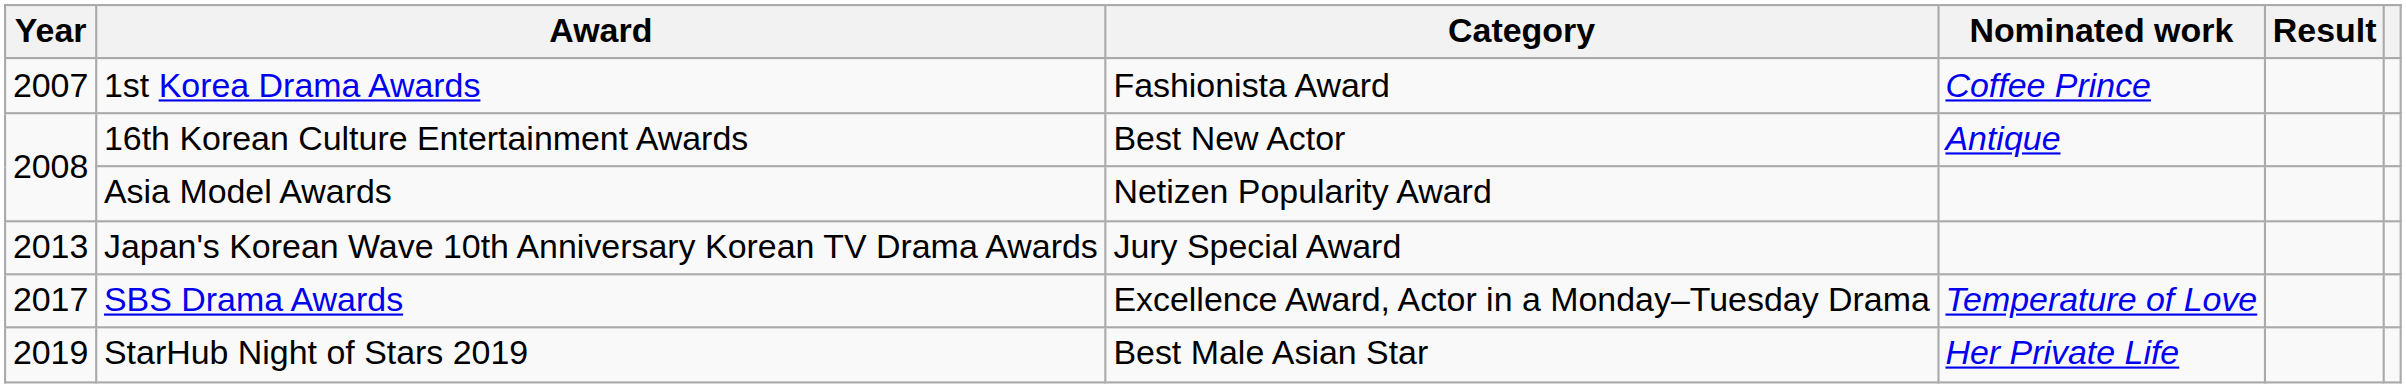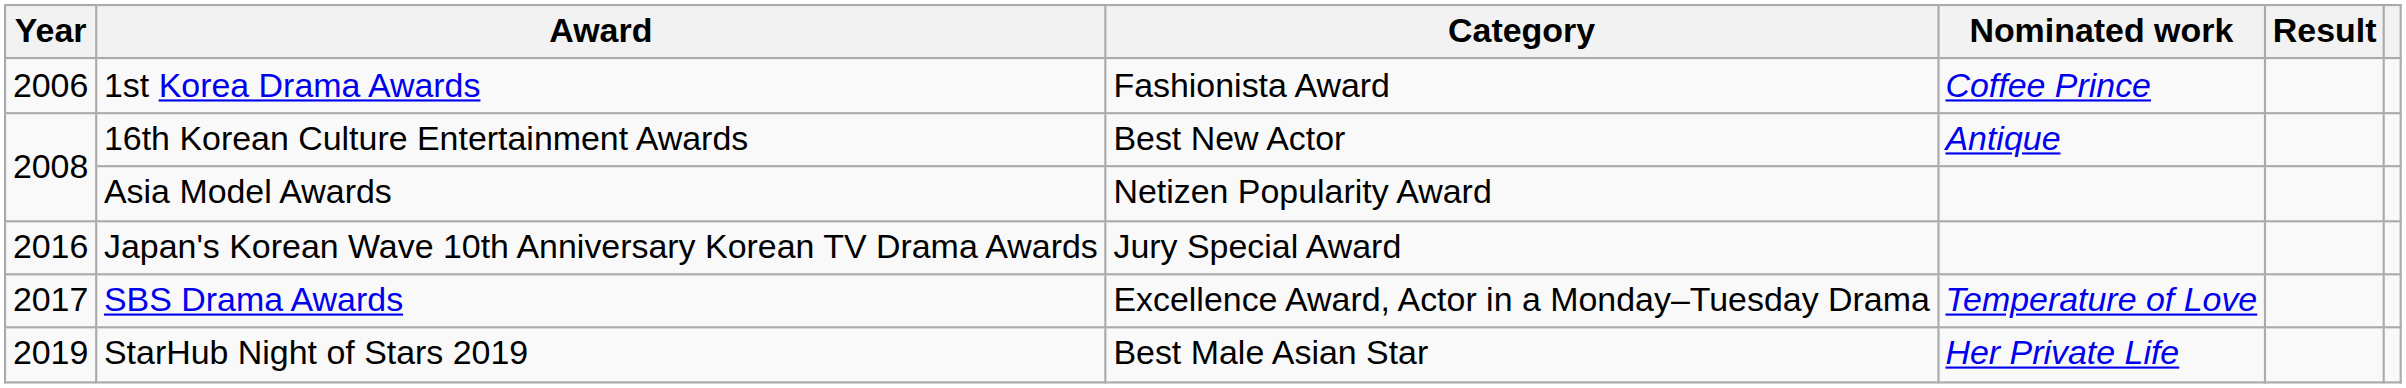(51, 85) 2007 -> (51, 85) 2006
(51, 246) 2013 -> (51, 246) 2016
